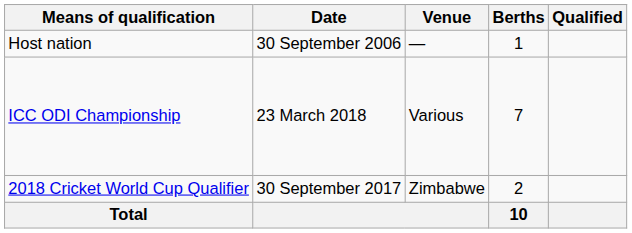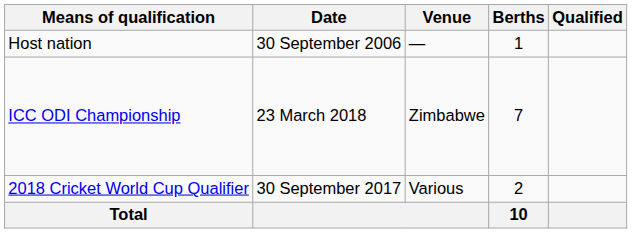(436, 116) Various -> (447, 116) Zimbabwe
(447, 188) Zimbabwe -> (436, 188) Various
